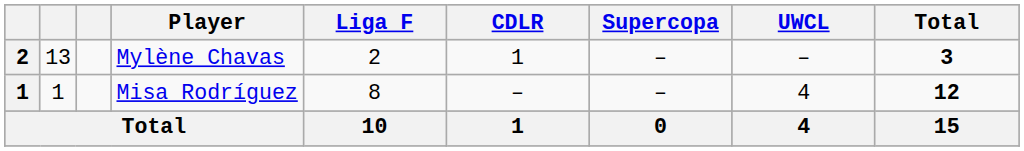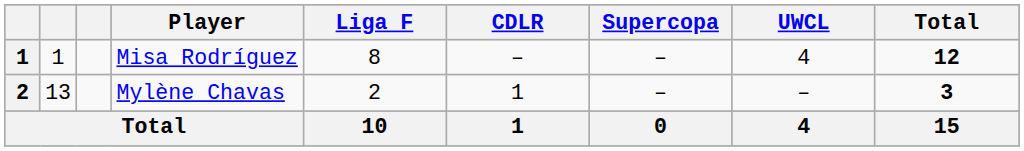rows swapped: (207, 93) <-> (201, 58)
